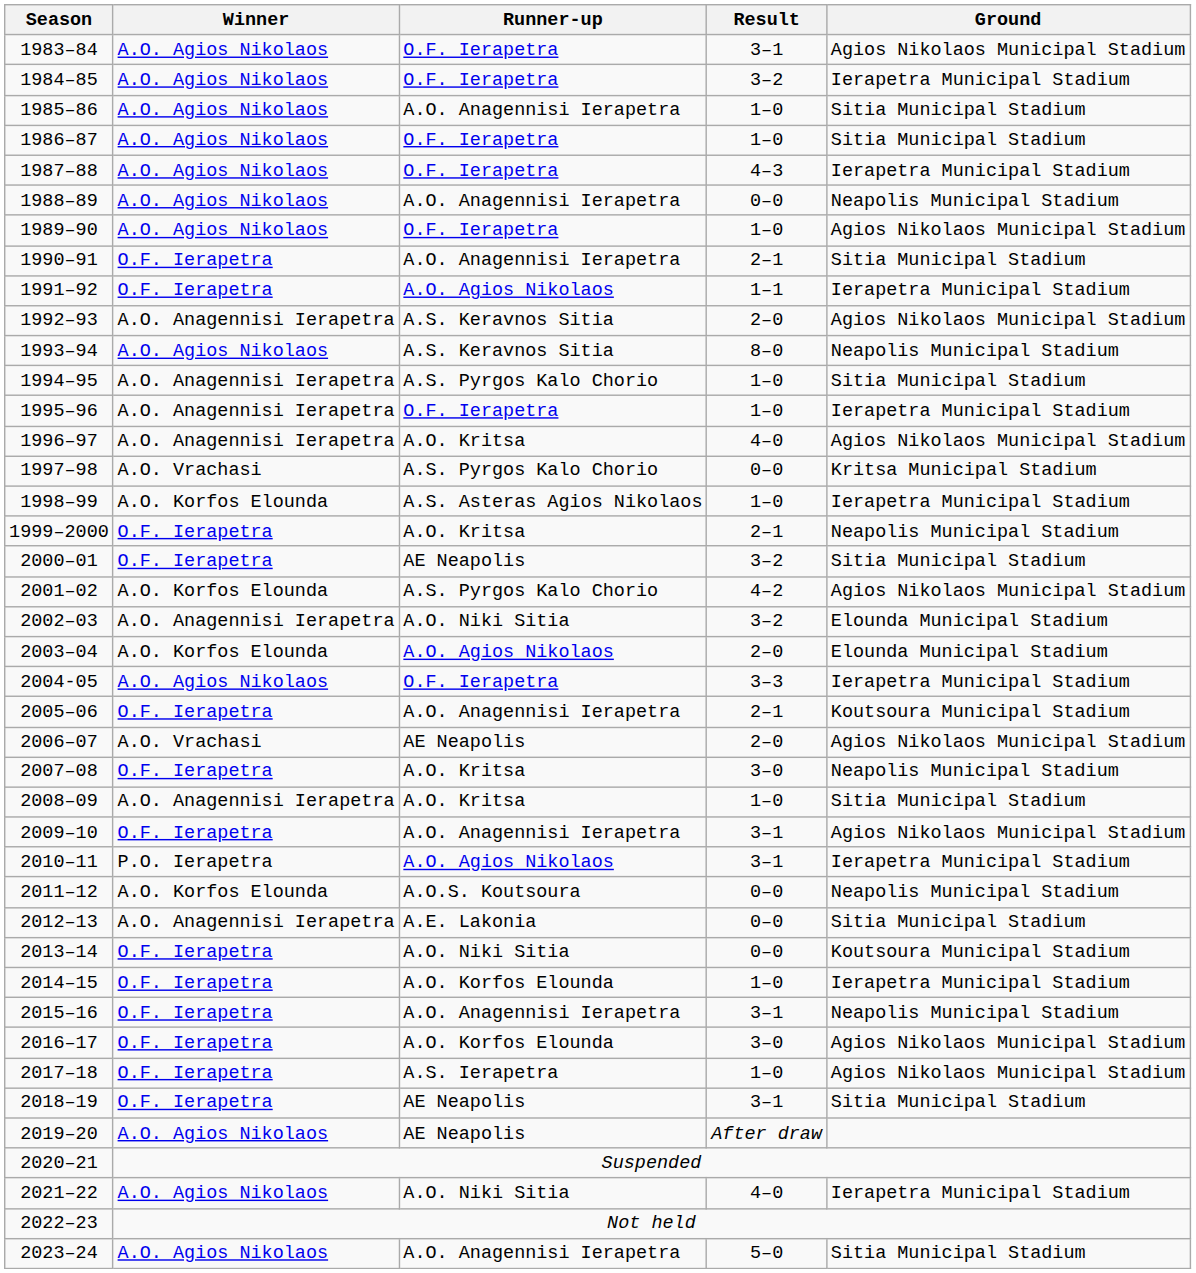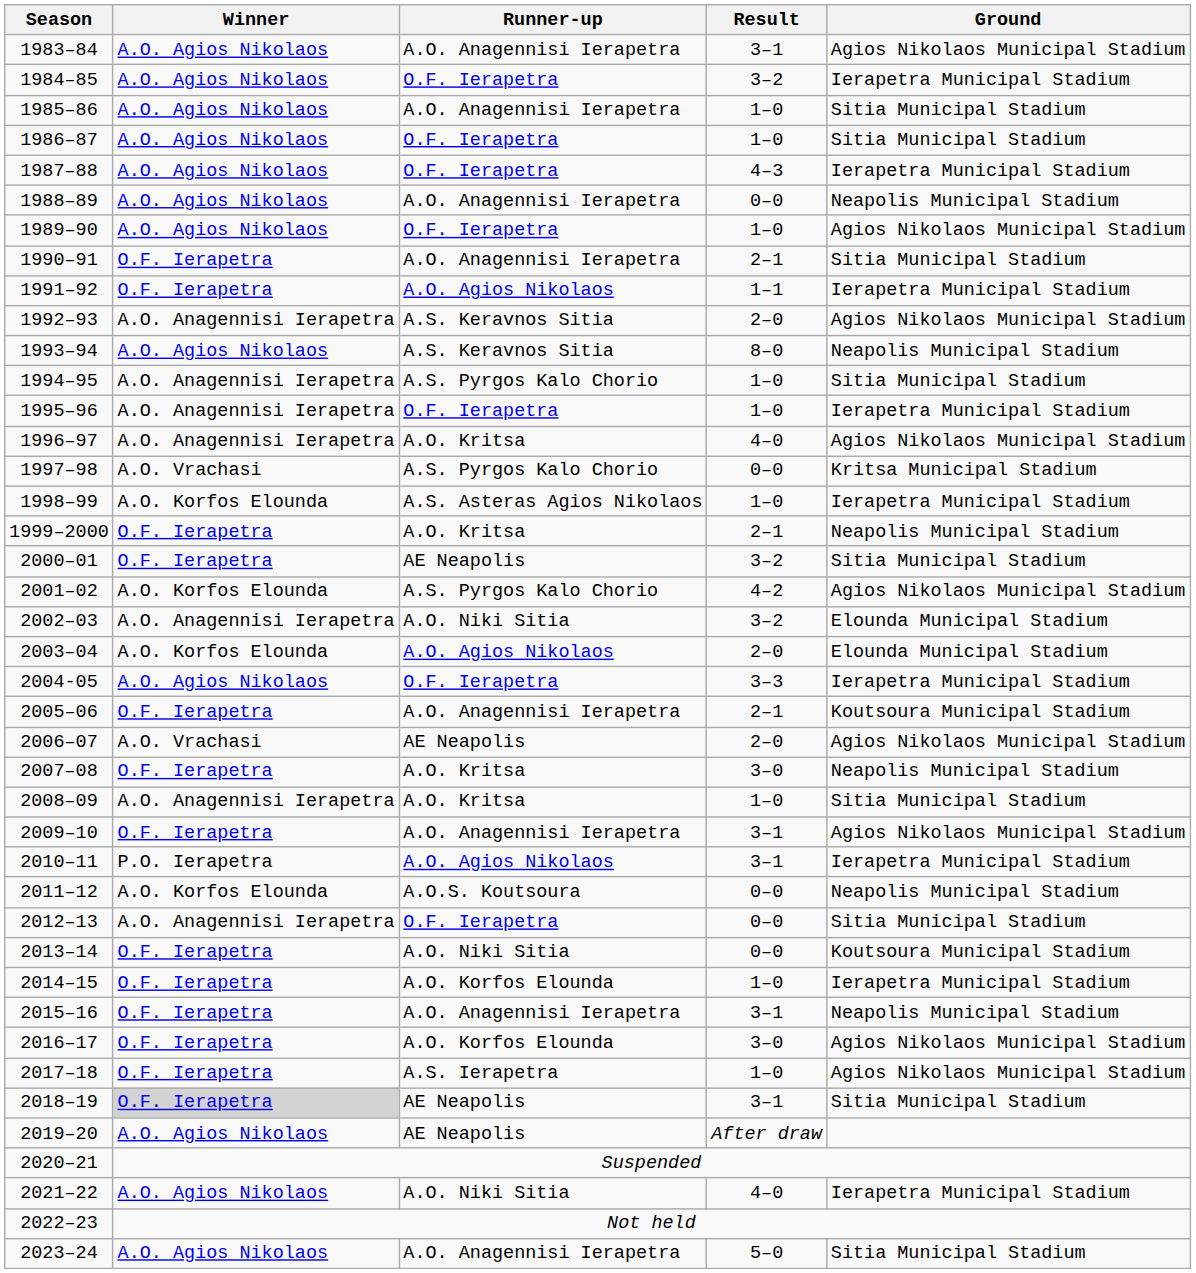(481, 50) O.F. Ierapetra -> (542, 50) A.O. Anagennisi Ierapetra
(470, 922) A.E. Lakonia -> (481, 922) O.F. Ierapetra
(195, 1103) no background -> (195, 1103) lightgrey background
